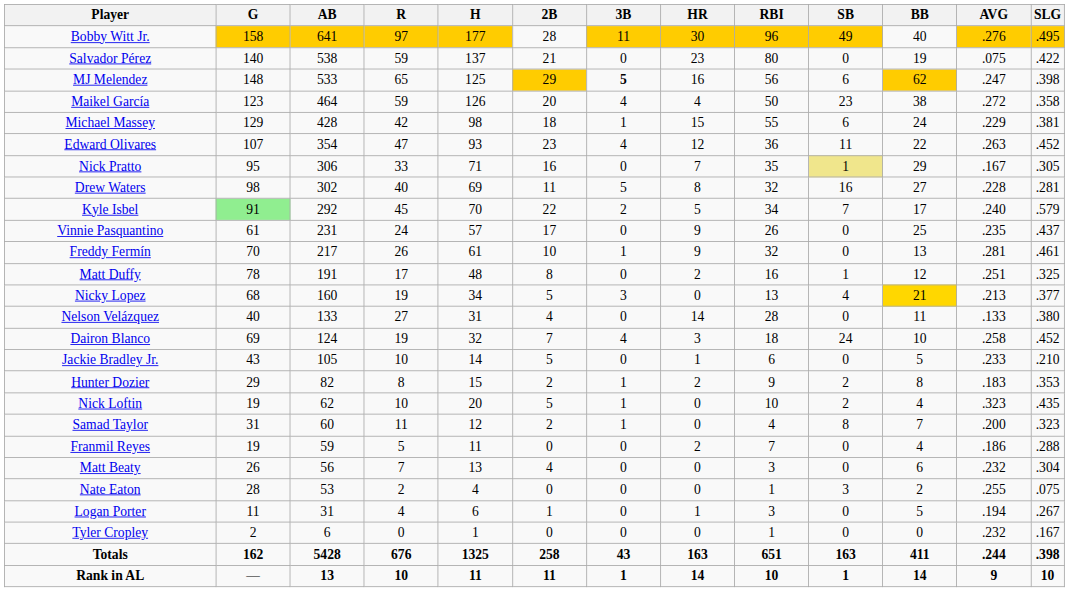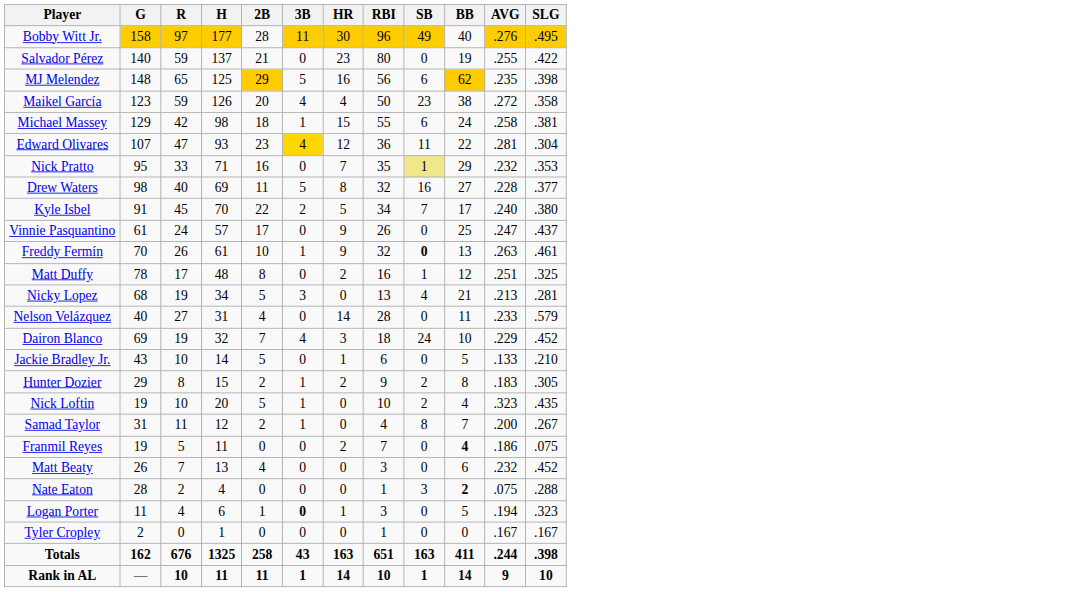- column: (327, 15)
(994, 58) .075 -> (505, 58) .255
(623, 79) bold -> (303, 79) normal
(994, 79) .247 -> (505, 79) .235
(994, 123) .229 -> (505, 123) .258
(623, 144) no background -> (303, 144) gold background
(994, 144) .263 -> (505, 144) .281
(1048, 144) .452 -> (546, 144) .304
(994, 166) .167 -> (505, 166) .232
(1048, 166) .305 -> (546, 166) .353
(1048, 187) .281 -> (546, 187) .377
(253, 209) lightgreen background -> (141, 209) no background
(1048, 209) .579 -> (546, 209) .380
(994, 230) .235 -> (505, 230) .247
(846, 252) normal -> (424, 252) bold
(994, 252) .281 -> (505, 252) .263
(920, 295) gold background -> (465, 295) no background
(1048, 295) .377 -> (546, 295) .281
(994, 317) .133 -> (505, 317) .233
(1048, 317) .380 -> (546, 317) .579
(994, 338) .258 -> (505, 338) .229
(994, 360) .233 -> (505, 360) .133
(1048, 381) .353 -> (546, 381) .305
(1048, 425) .323 -> (546, 425) .267
(920, 446) normal -> (465, 446) bold
(1048, 446) .288 -> (546, 446) .075
(1048, 468) .304 -> (546, 468) .452
(920, 489) normal -> (465, 489) bold
(994, 489) .255 -> (505, 489) .075
(1048, 489) .075 -> (546, 489) .288
(623, 511) normal -> (303, 511) bold
(1048, 511) .267 -> (546, 511) .323
(994, 532) .232 -> (505, 532) .167
